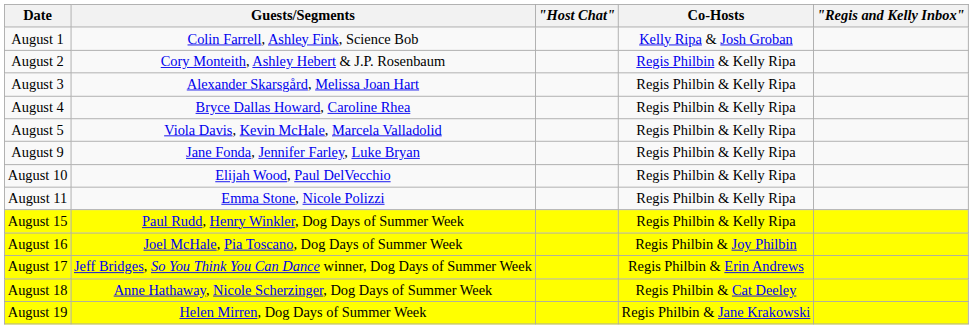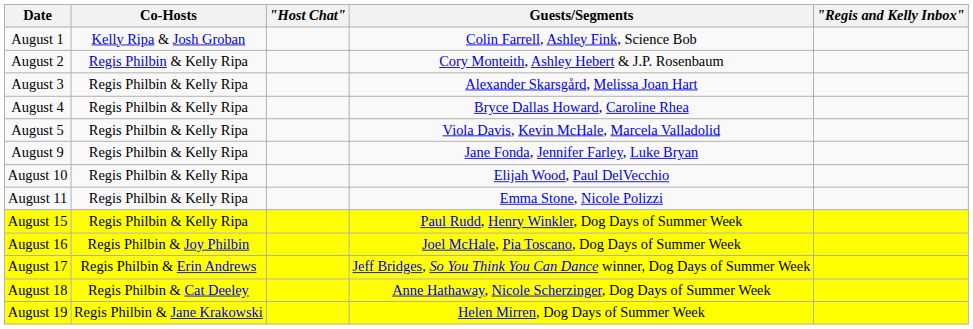columns swapped: (716, 15) <-> (303, 15)
